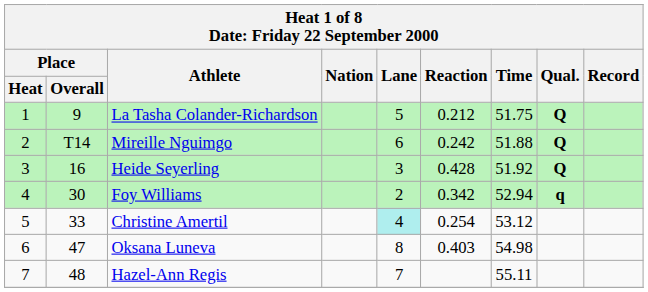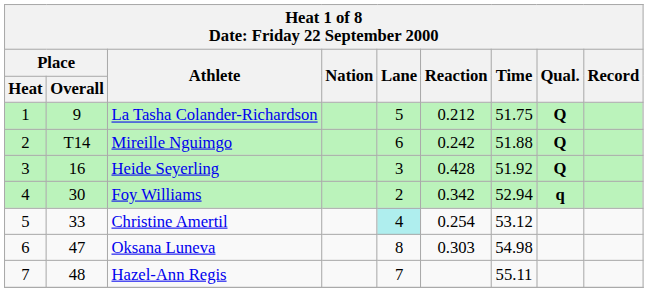(456, 247) 0.403 -> (456, 247) 0.303
